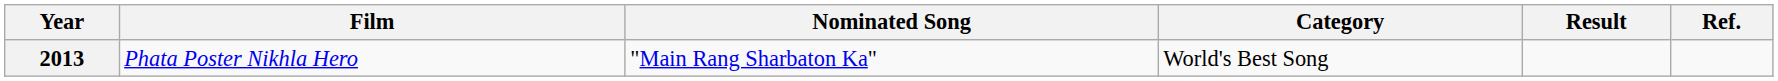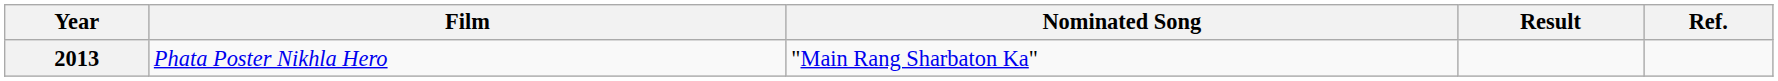- column: (1340, 22)
